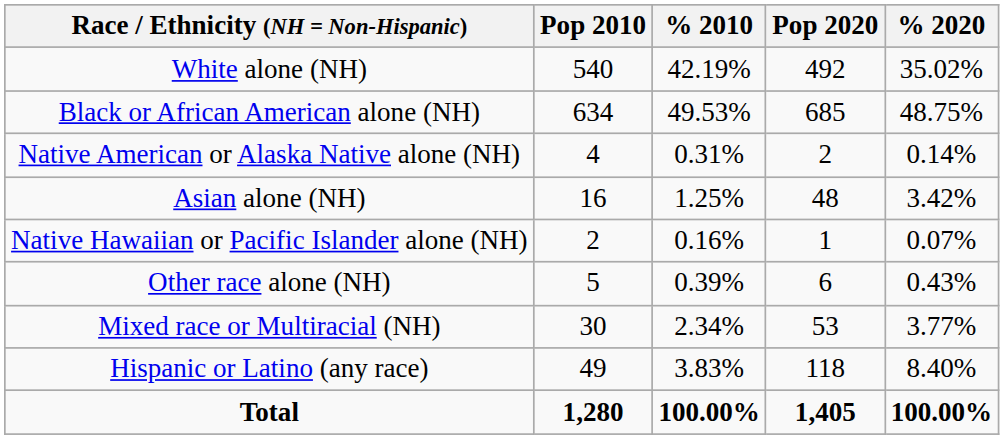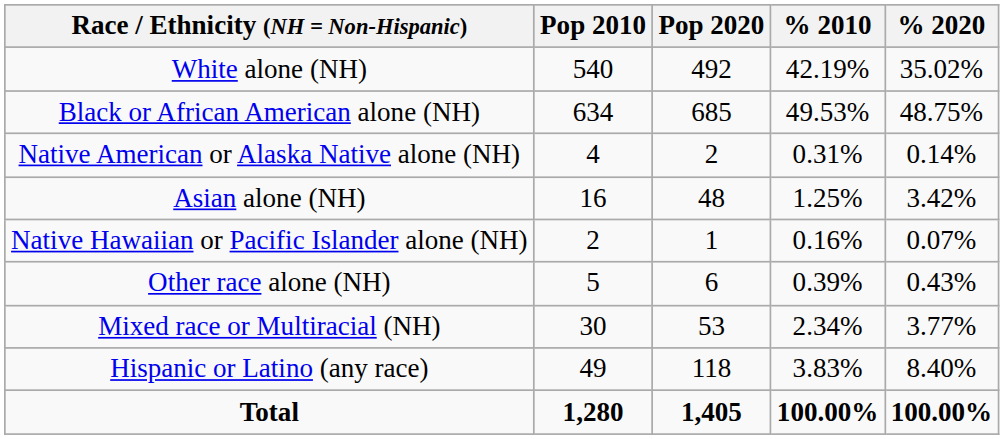columns swapped: (825, 25) <-> (709, 25)
